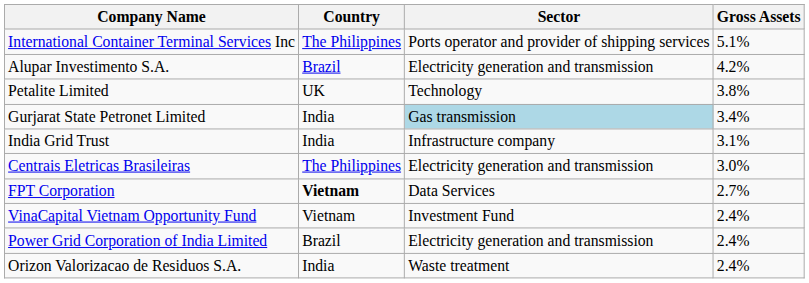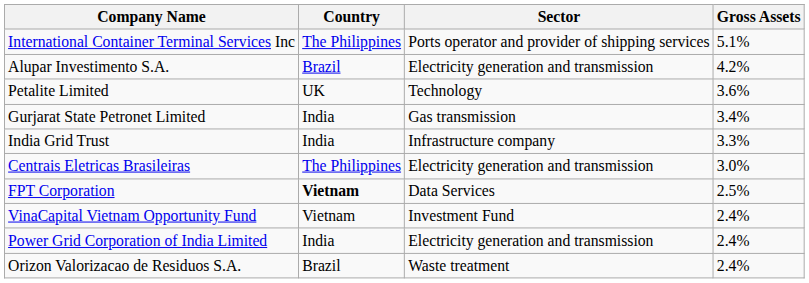(733, 91) 3.8% -> (733, 91) 3.6%
(462, 116) lightblue background -> (462, 116) no background
(733, 141) 3.1% -> (733, 141) 3.3%
(733, 191) 2.7% -> (733, 191) 2.5%
(321, 240) Brazil -> (318, 240) India
(318, 265) India -> (321, 265) Brazil
